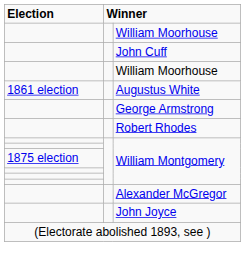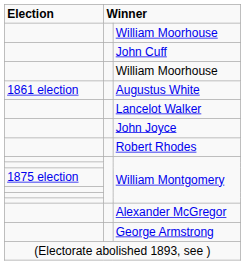+ row: (54, 109)
rows swapped: (54, 109) <-> (54, 213)
